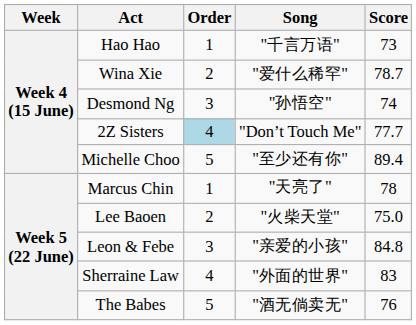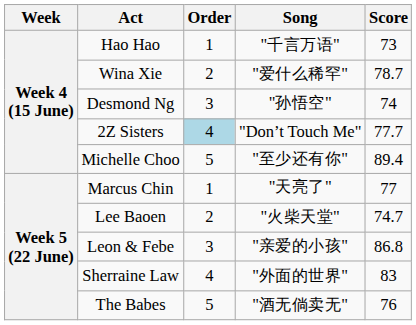(389, 188) 78 -> (389, 188) 77
(389, 217) 75.0 -> (389, 217) 74.7
(389, 246) 84.8 -> (389, 246) 86.8
